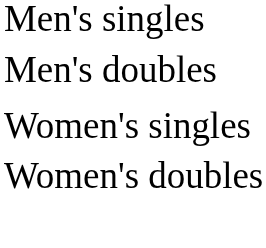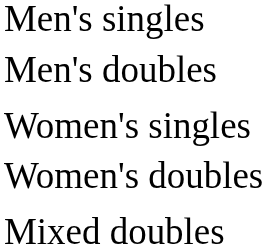+ row: (114, 231)
